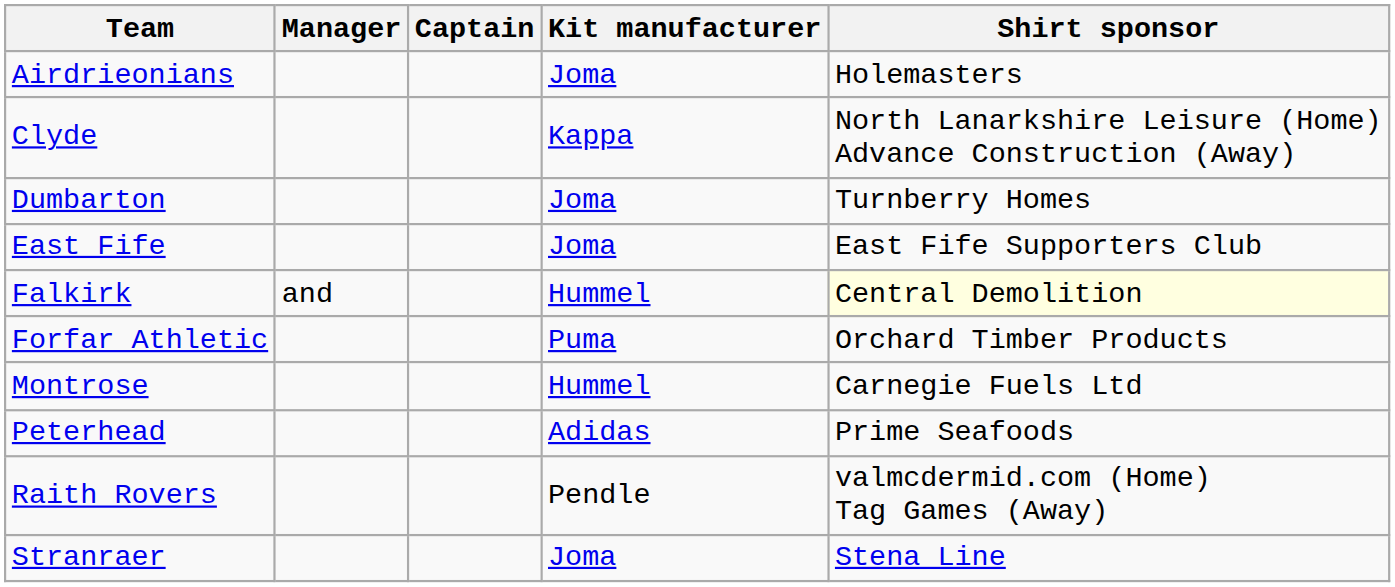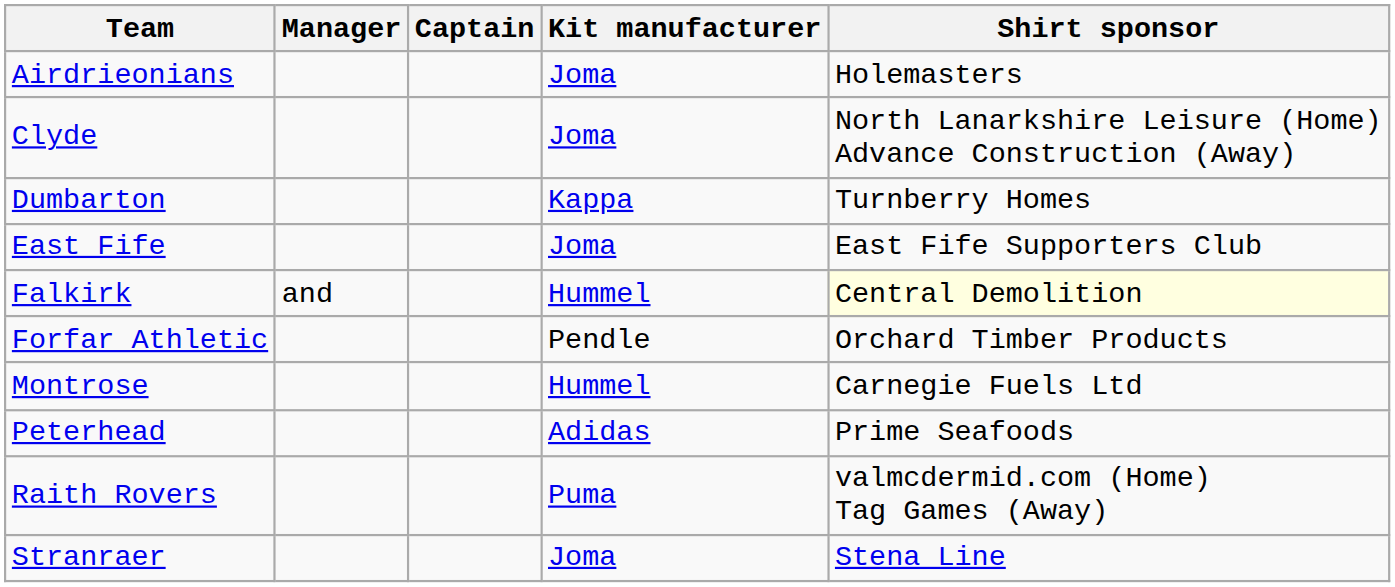(591, 138) Kappa -> (582, 138) Joma
(582, 200) Joma -> (591, 200) Kappa
(582, 340) Puma -> (599, 340) Pendle
(599, 495) Pendle -> (582, 495) Puma
